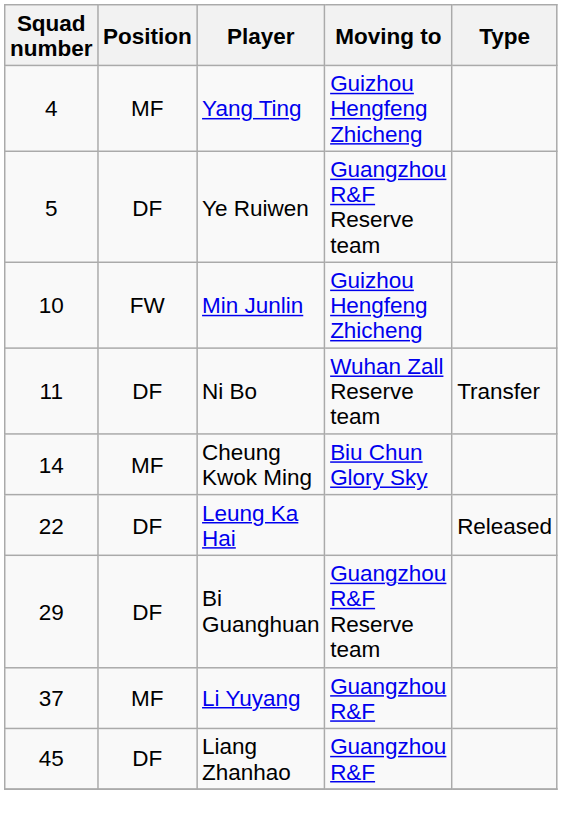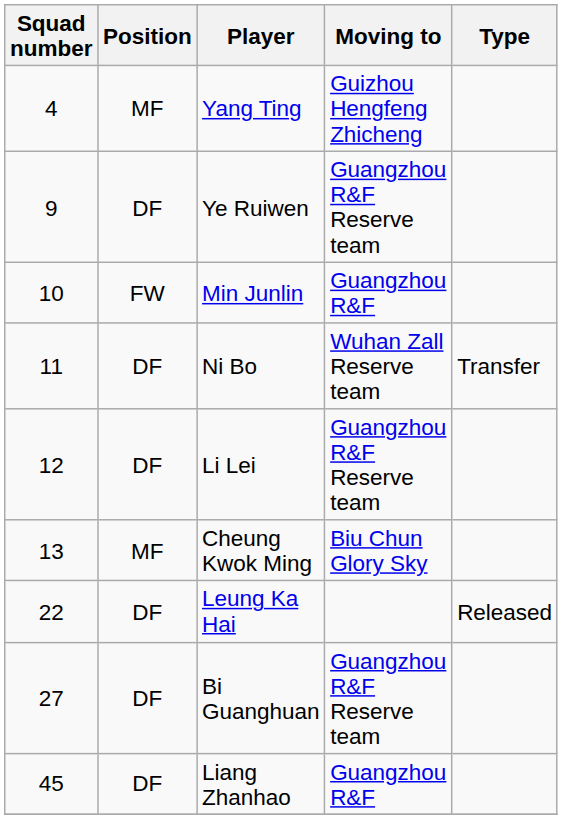(51, 207) 5 -> (51, 207) 9
(379, 306) Guizhou Hengfeng Zhicheng -> (388, 293) Guangzhou R&F
+ row: (229, 465)
(51, 465) 14 -> (51, 551) 13
(51, 612) 29 -> (51, 698) 27
- row: (251, 698)
